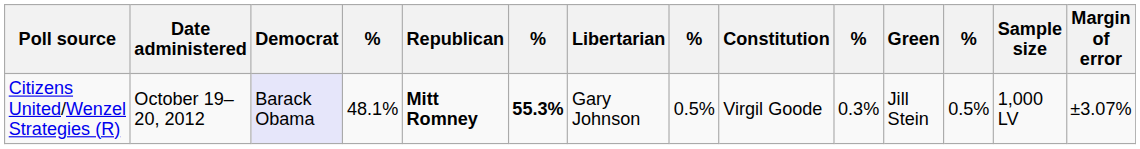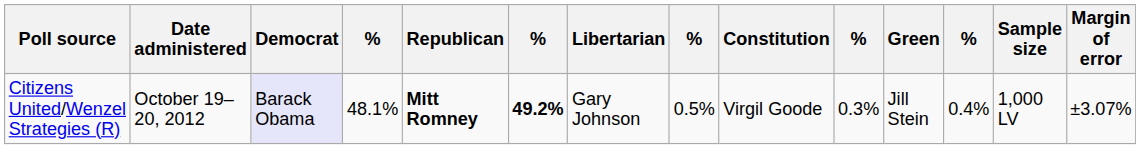(538, 108) 55.3% -> (538, 108) 49.2%
(969, 108) 0.5% -> (969, 108) 0.4%
